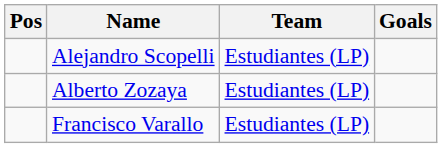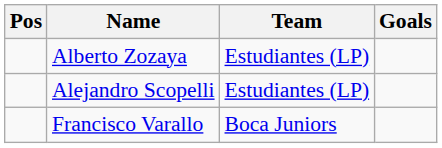rows swapped: (119, 90) <-> (133, 55)
(297, 124) Estudiantes (LP) -> (281, 124) Boca Juniors
